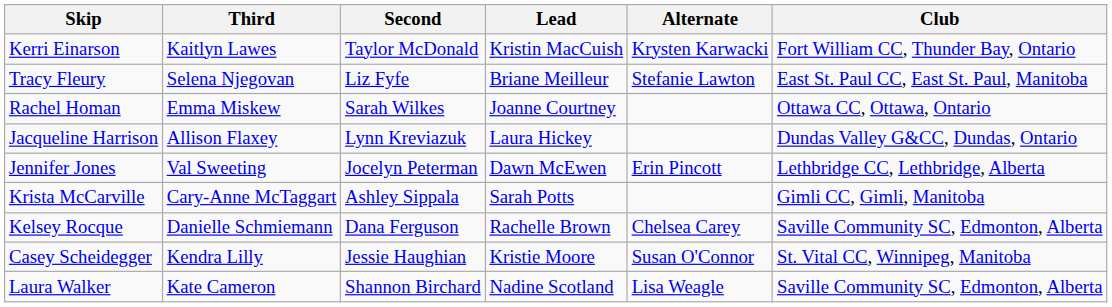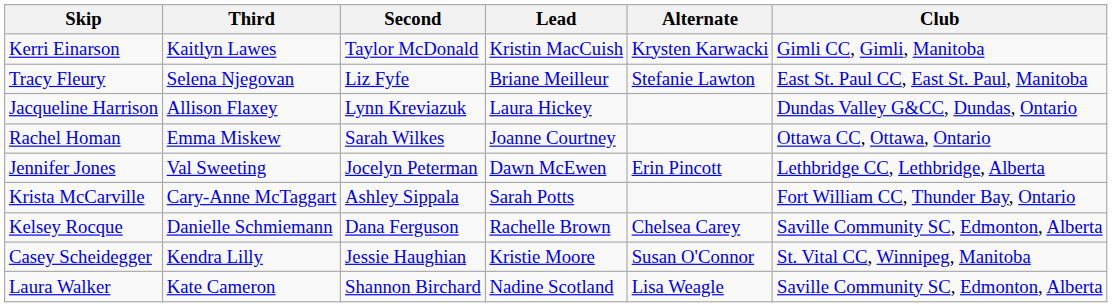(926, 49) Fort William CC, Thunder Bay, Ontario -> (881, 49) Gimli CC, Gimli, Manitoba
rows swapped: (83, 138) <-> (65, 108)
(881, 197) Gimli CC, Gimli, Manitoba -> (926, 197) Fort William CC, Thunder Bay, Ontario
